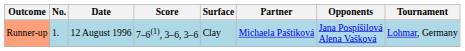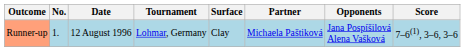columns swapped: (422, 11) <-> (167, 11)
